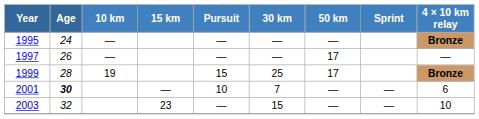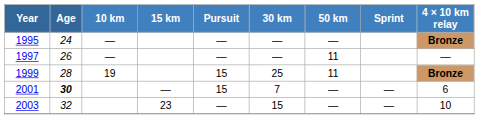(333, 57) 17 -> (333, 57) 11
(333, 73) 17 -> (333, 73) 11
(221, 90) 10 -> (221, 90) 15
